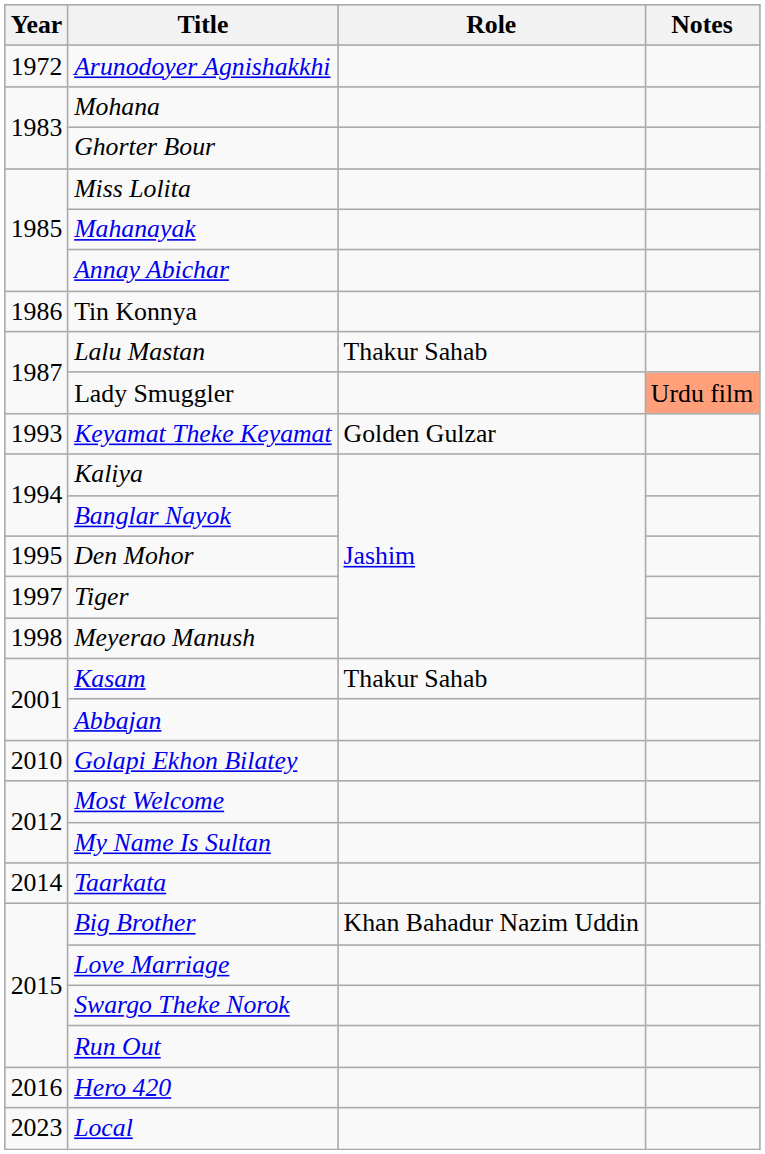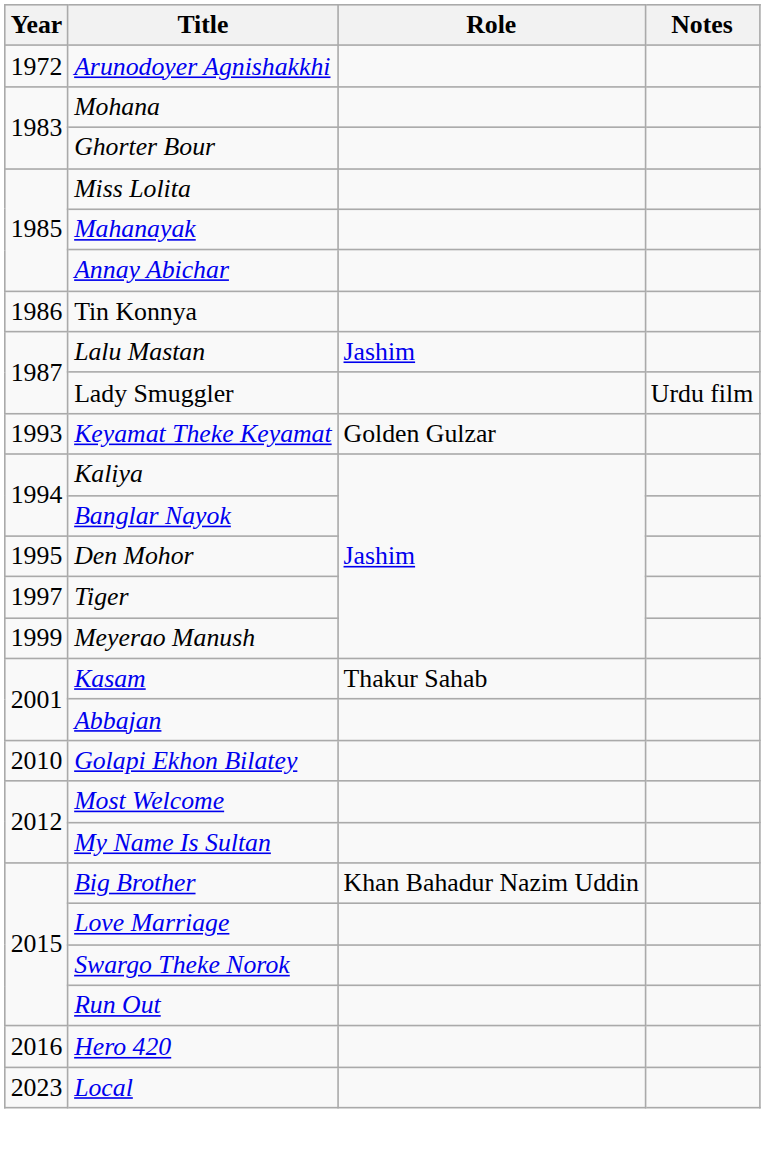(415, 351) Thakur Sahab -> (379, 351) Jashim
(702, 392) lightsalmon background -> (702, 392) no background
(37, 637) 1998 -> (37, 637) 1999
- row: (120, 882)
